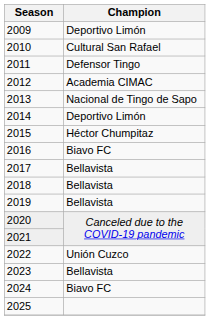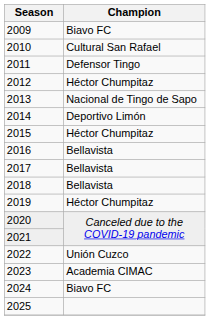(106, 30) Deportivo Limón -> (89, 30) Biavo FC
(109, 82) Academia CIMAC -> (110, 82) Héctor Chumpitaz
(89, 151) Biavo FC -> (90, 151) Bellavista
(90, 202) Bellavista -> (110, 202) Héctor Chumpitaz
(90, 271) Bellavista -> (109, 271) Academia CIMAC
